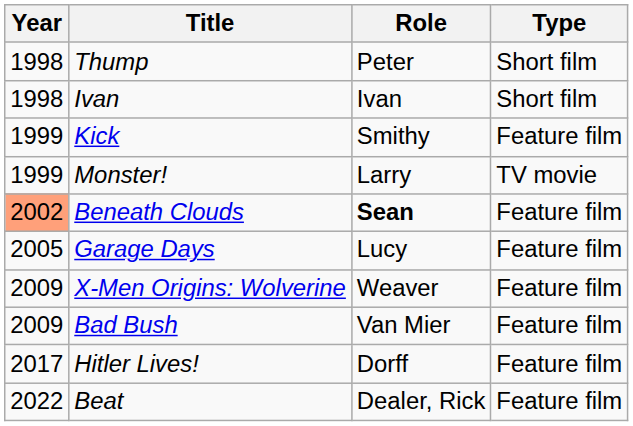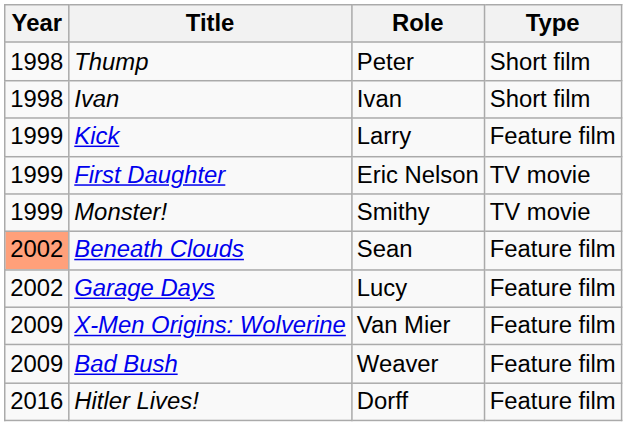(393, 136) Smithy -> (384, 136) Larry
+ row: (150, 174)
(384, 174) Larry -> (393, 212) Smithy
(385, 212) bold -> (385, 250) normal
(37, 250) 2005 -> (37, 288) 2002
(398, 288) Weaver -> (404, 325) Van Mier
(404, 325) Van Mier -> (398, 363) Weaver
(37, 363) 2017 -> (37, 401) 2016
- row: (99, 401)
